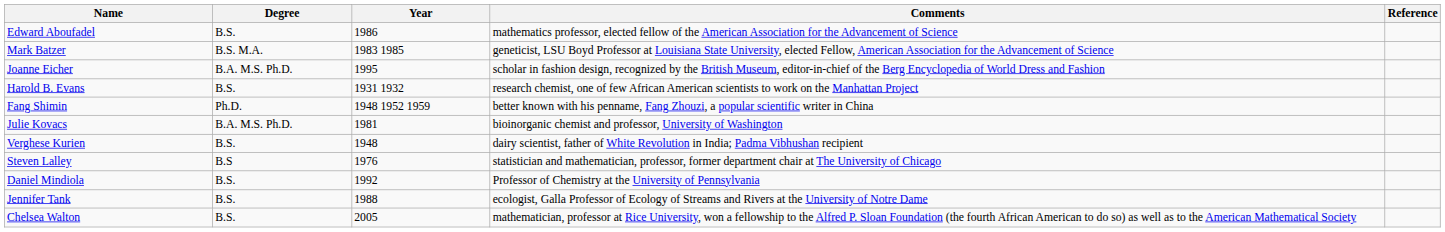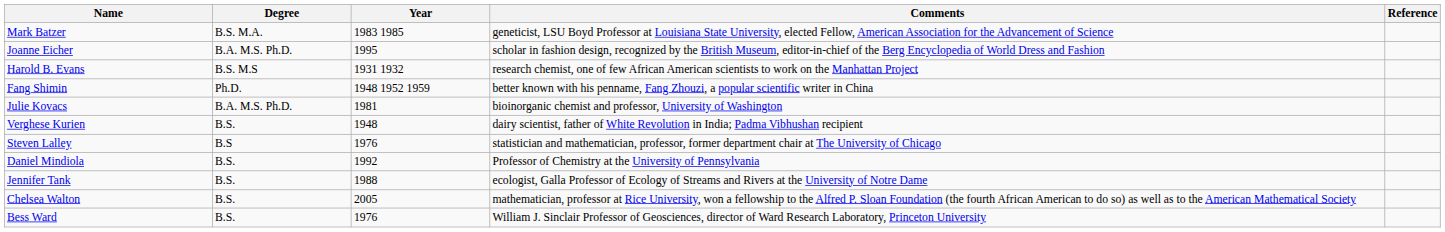- row: (51, 32)
(225, 87) B.S. -> (236, 69) B.S. M.S
+ row: (32, 217)
